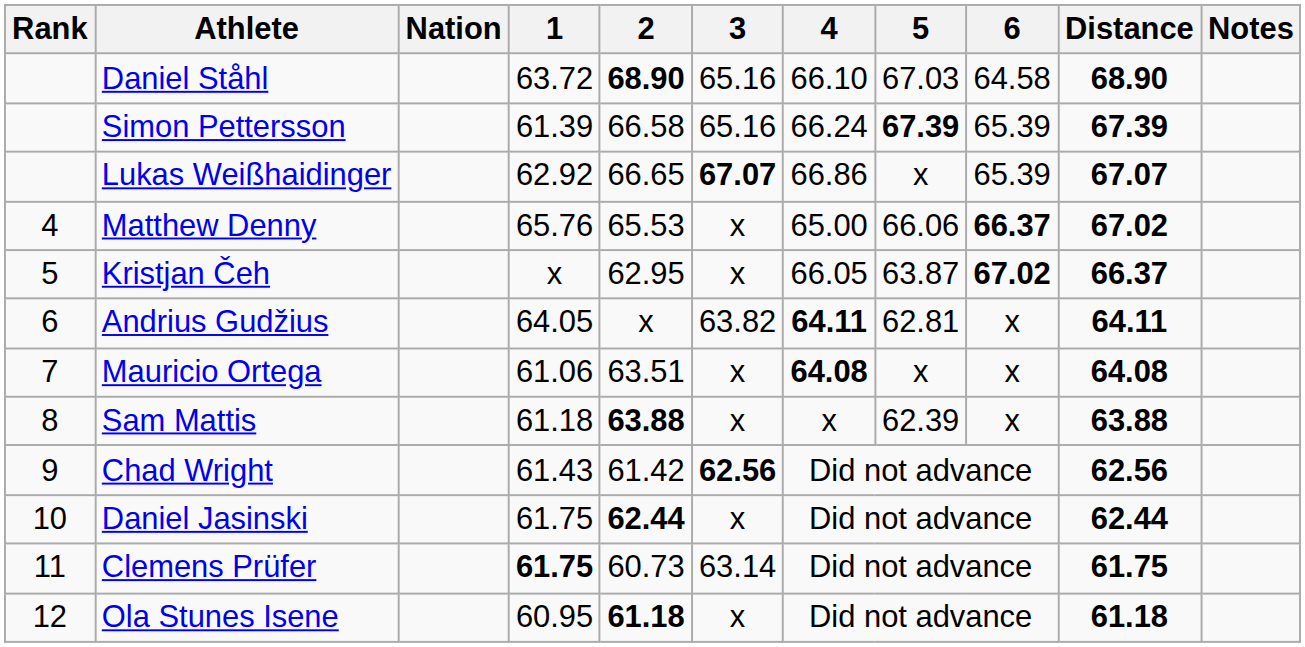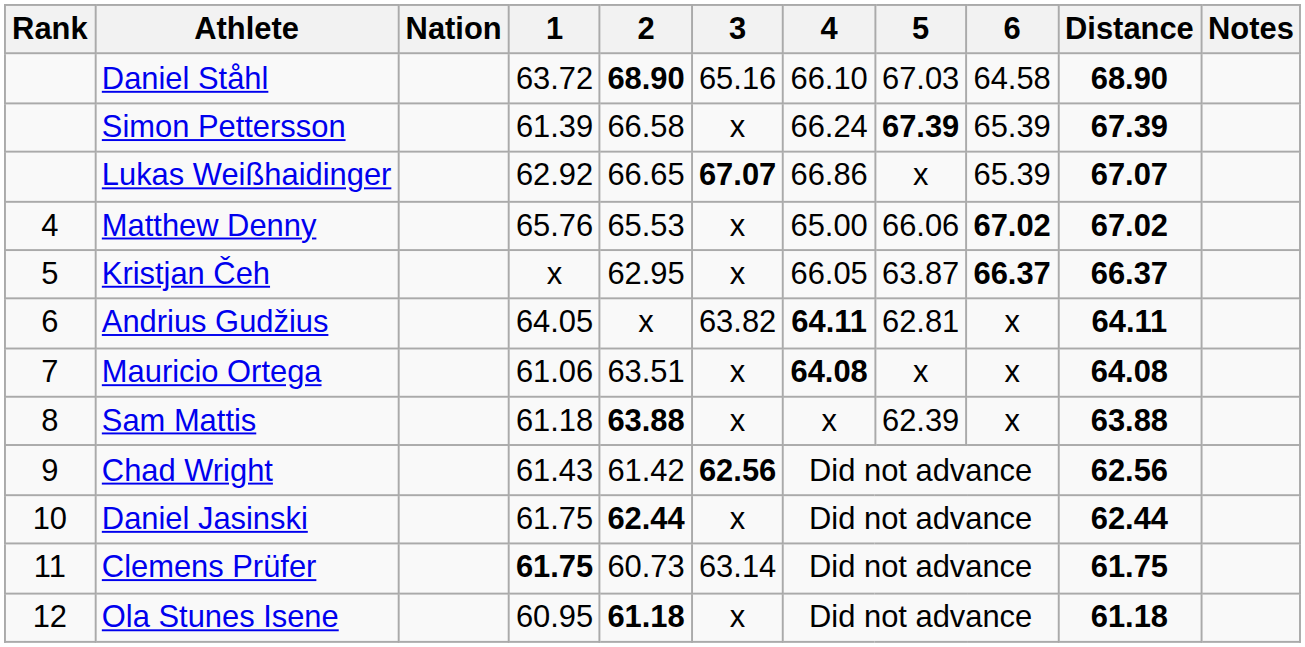(738, 126) 65.16 -> (738, 126) x
(1012, 224) 66.37 -> (1012, 224) 67.02
(1012, 273) 67.02 -> (1012, 273) 66.37
